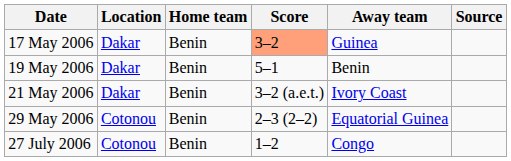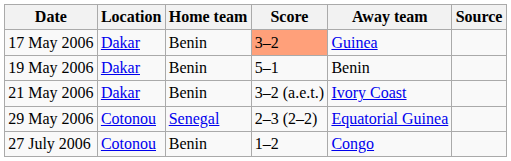(188, 118) Benin -> (194, 118) Senegal
